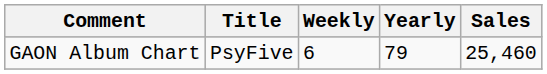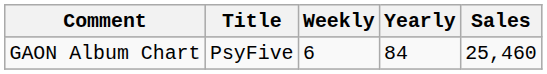(396, 53) 79 -> (396, 53) 84
